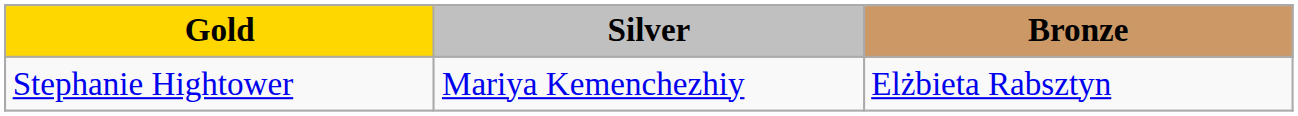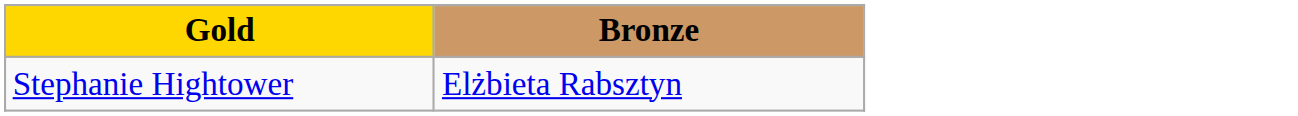- column: (649, 30)
